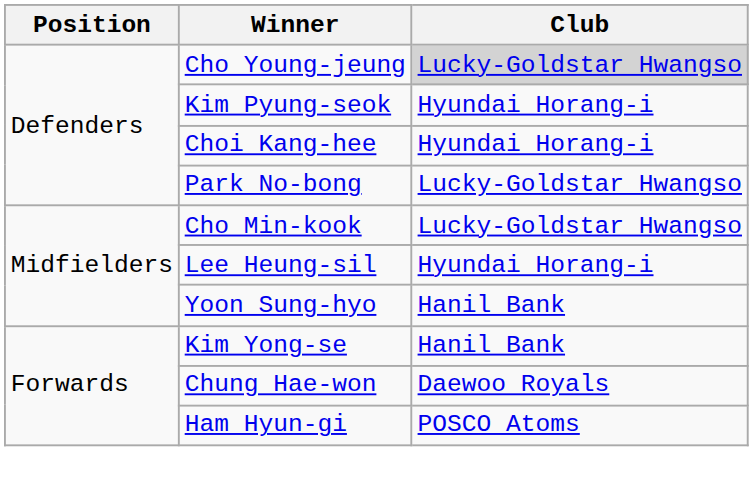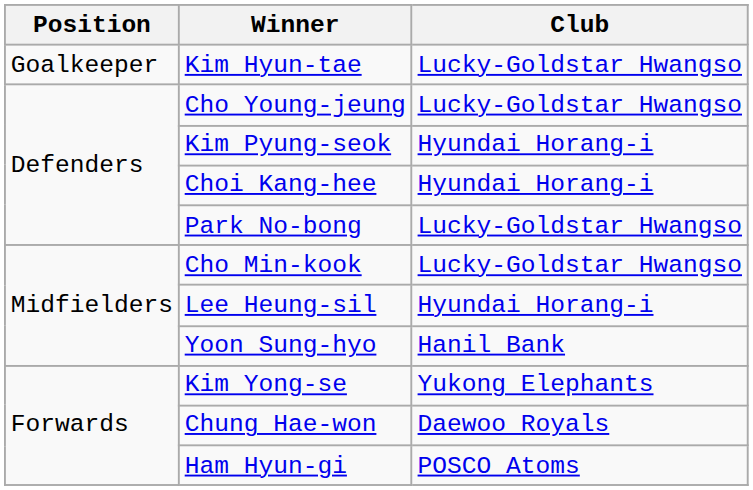+ row: (273, 65)
(580, 65) lightgrey background -> (580, 105) no background
(491, 345) Hanil Bank -> (536, 385) Yukong Elephants
